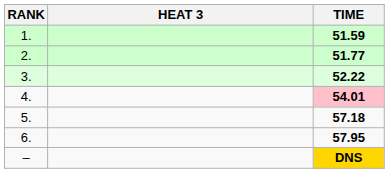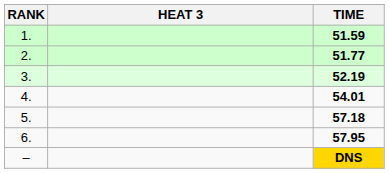(349, 77) 52.22 -> (349, 77) 52.19
(349, 97) pink background -> (349, 97) no background
